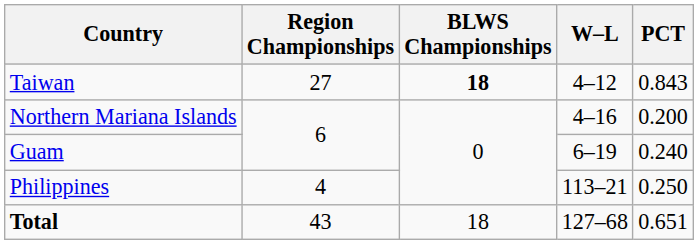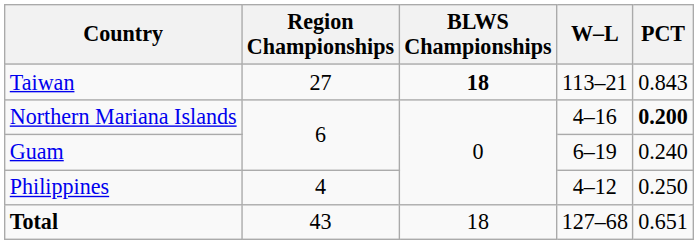(595, 81) 4–12 -> (595, 81) 113–21
(663, 116) normal -> (663, 116) bold
(595, 186) 113–21 -> (595, 186) 4–12
